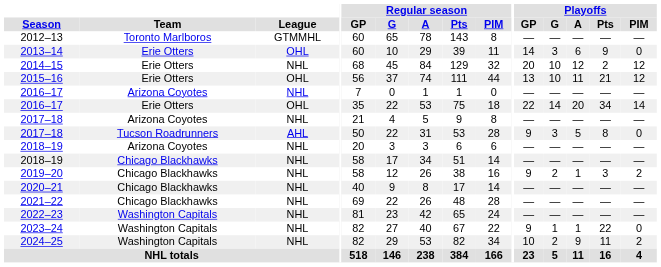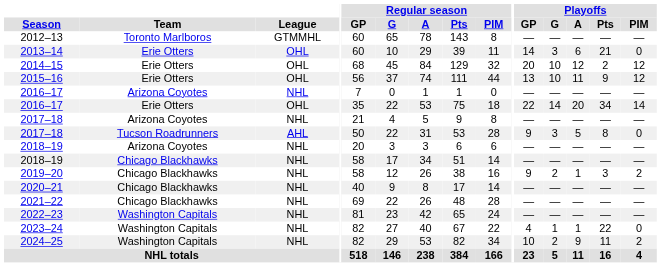(605, 51) 9 -> (605, 51) 21
(297, 65) NHL -> (297, 65) OHL
(605, 78) 21 -> (605, 78) 9
(529, 228) 9 -> (529, 228) 4
